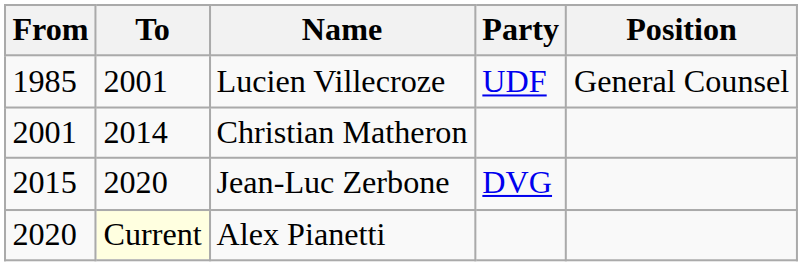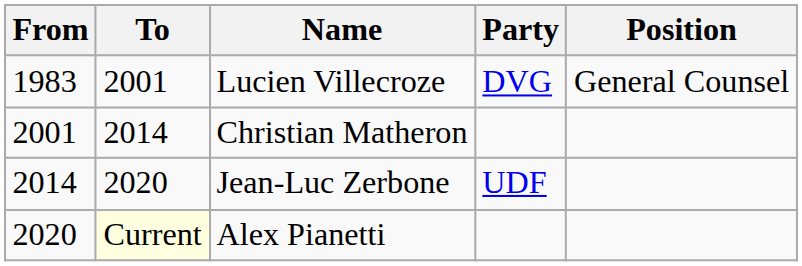(45, 81) 1985 -> (45, 81) 1983
(515, 81) UDF -> (517, 81) DVG
(45, 183) 2015 -> (45, 183) 2014
(517, 183) DVG -> (515, 183) UDF
